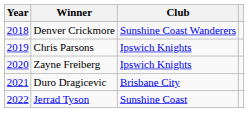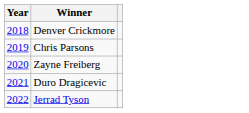- column: (178, 13)
